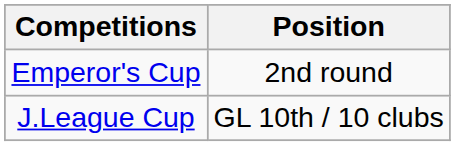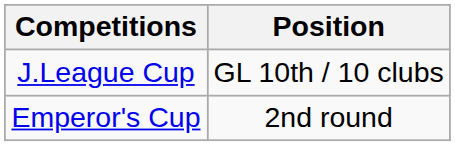rows swapped: (106, 72) <-> (106, 117)
